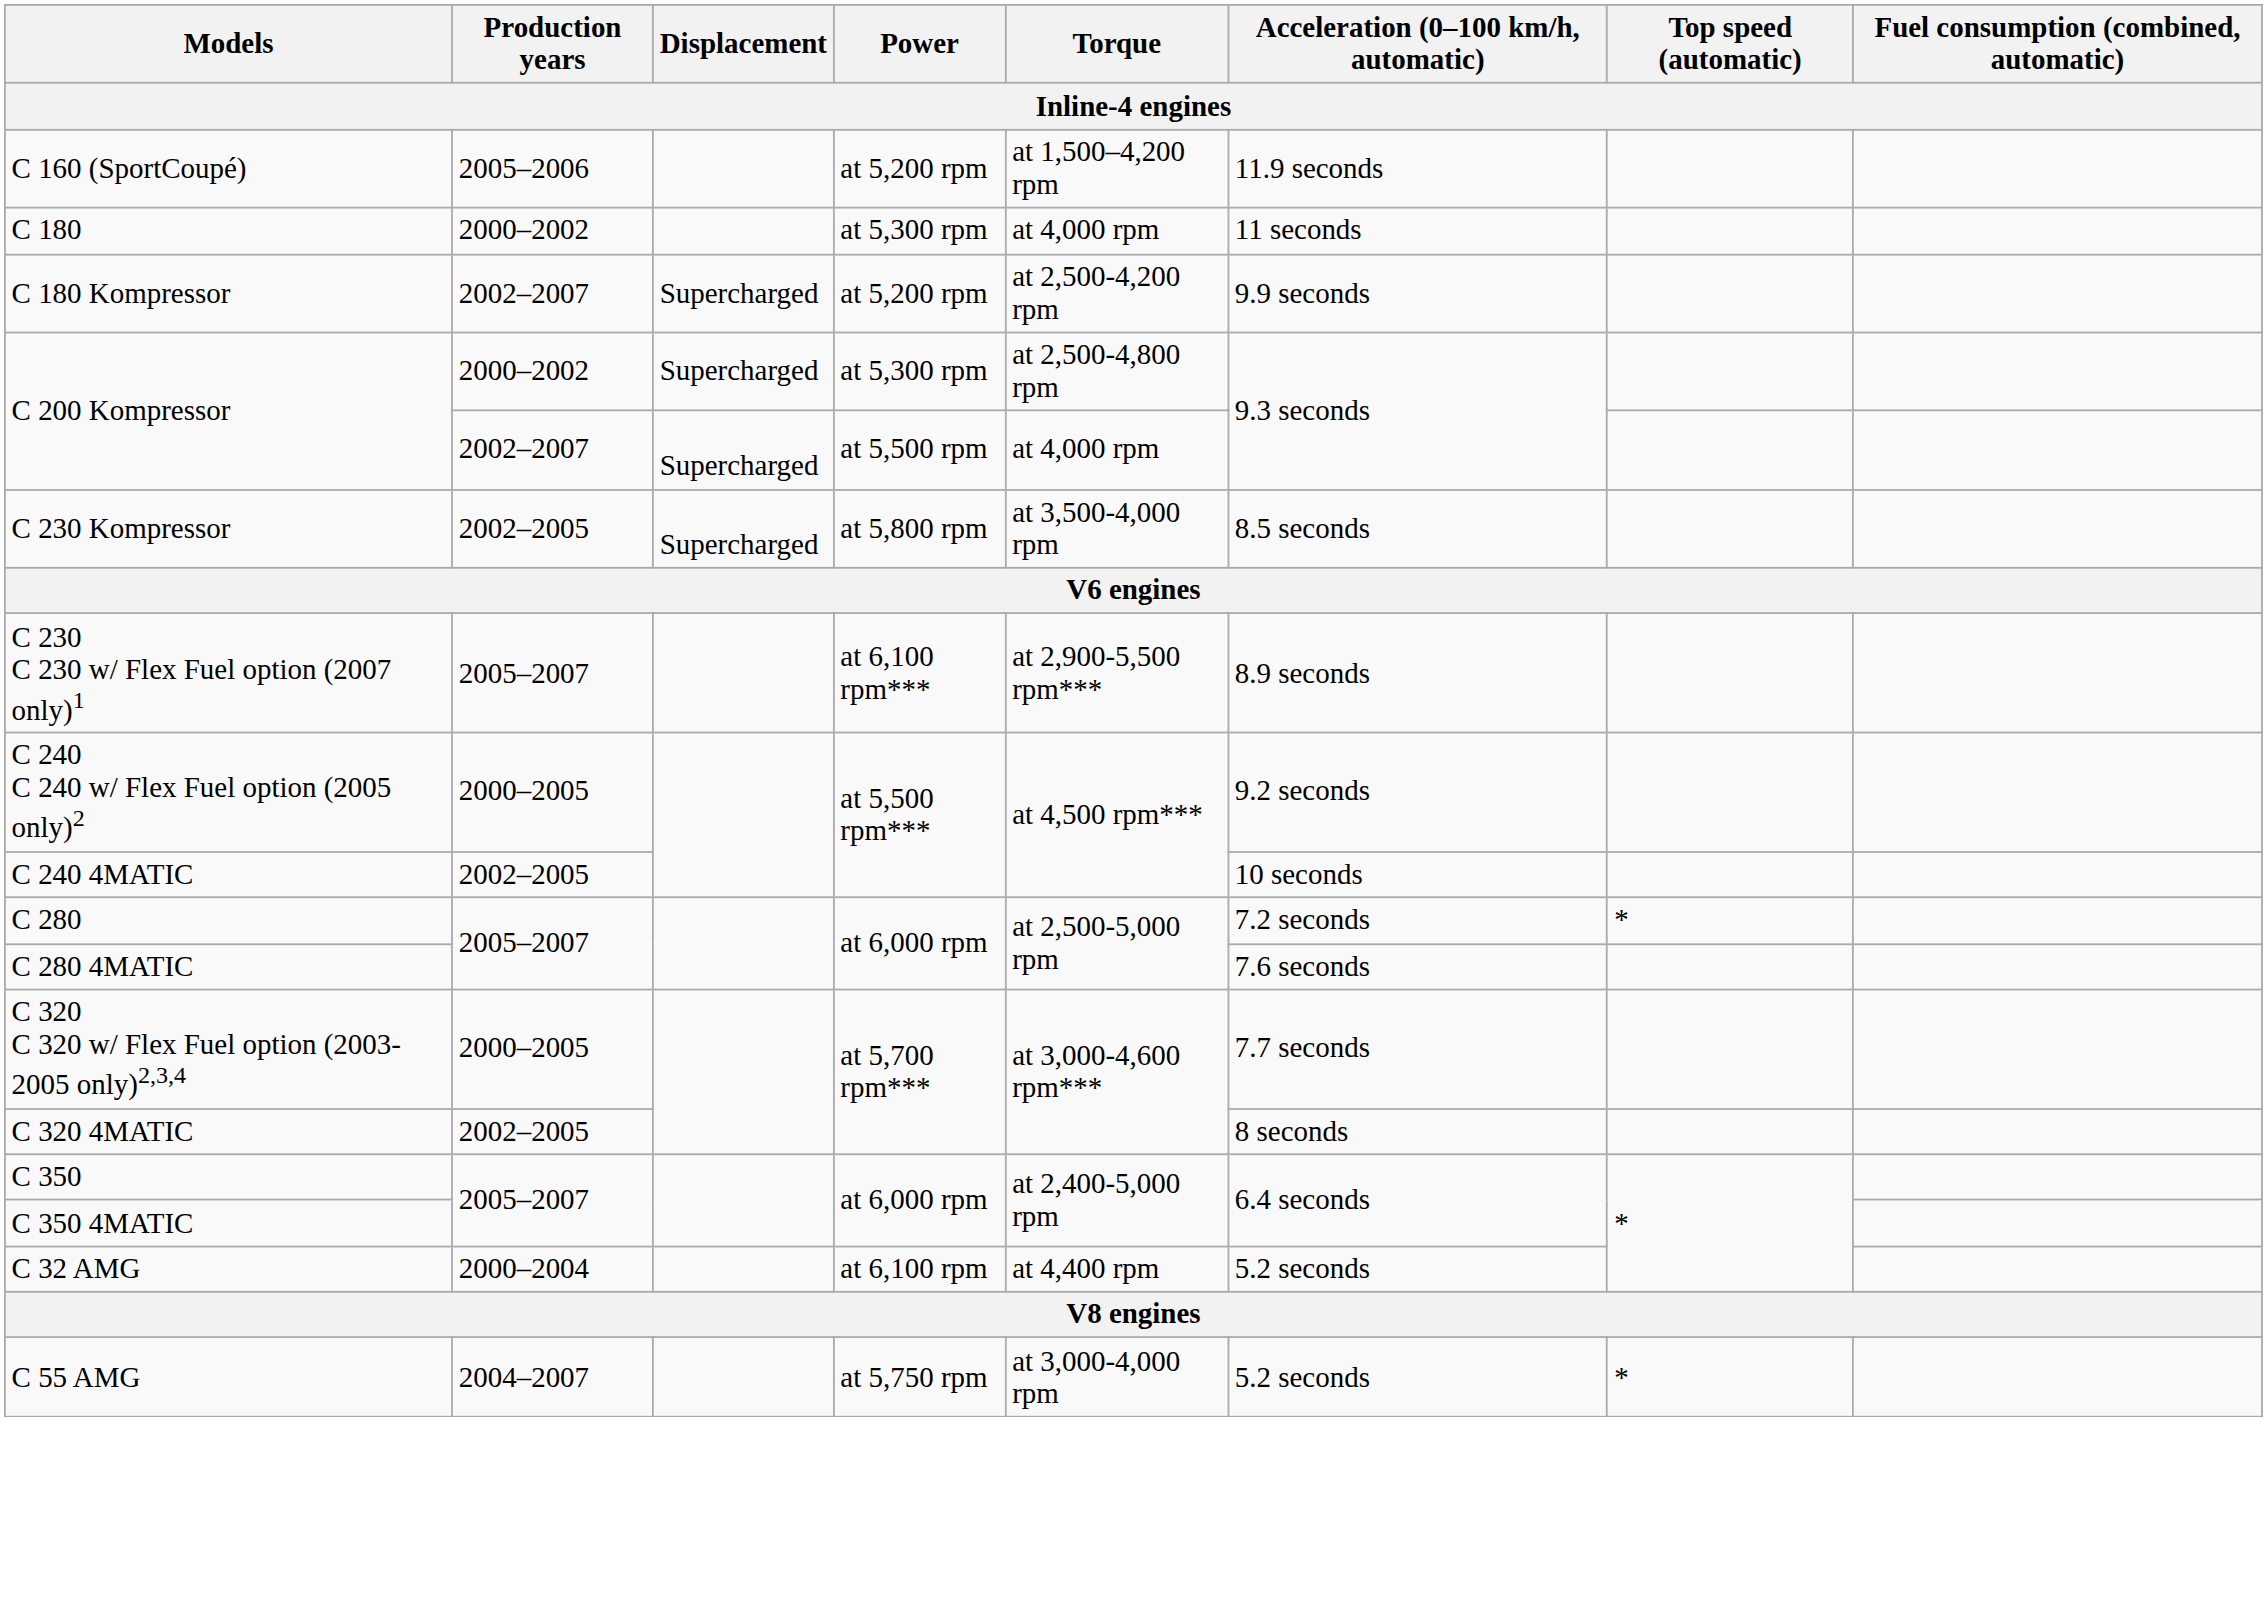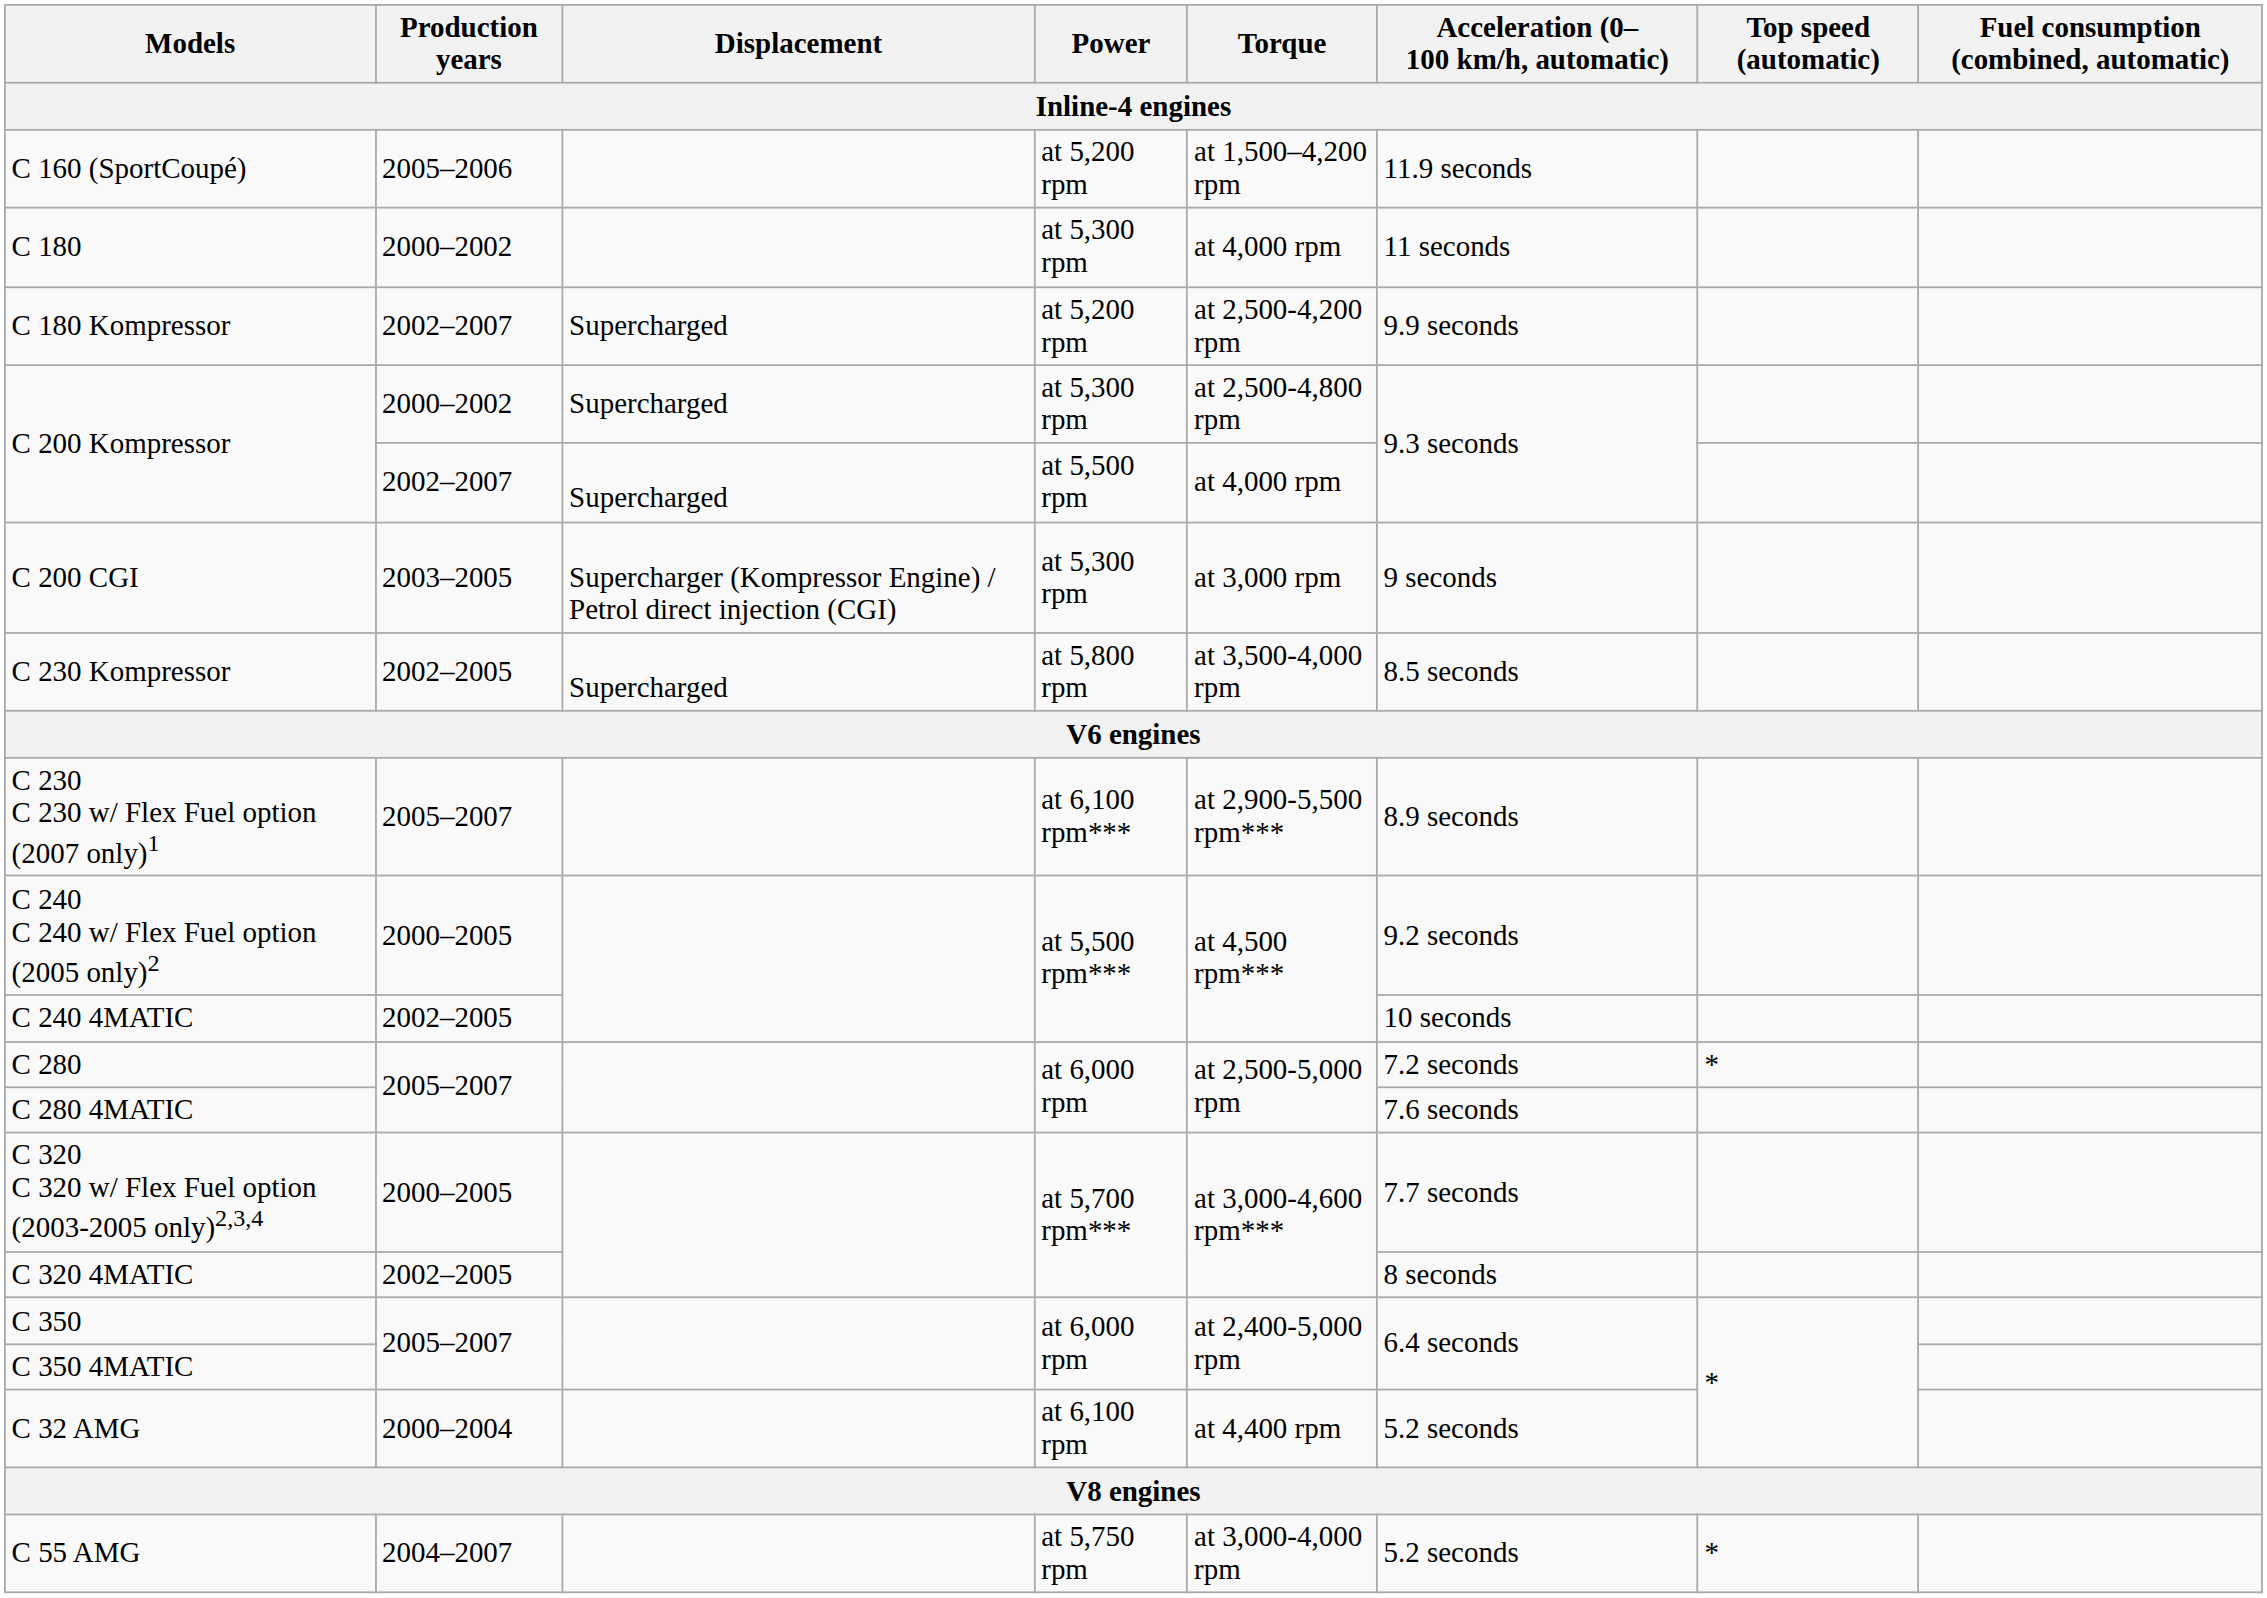+ row: (75, 577)
